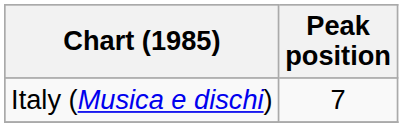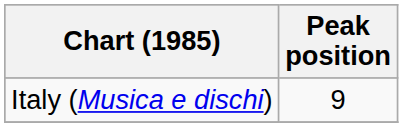(338, 99) 7 -> (338, 99) 9
